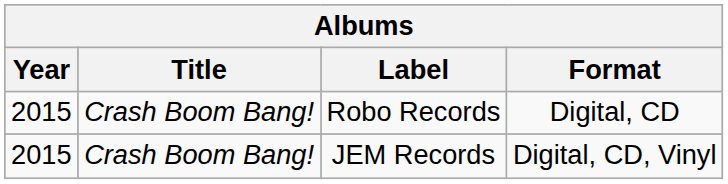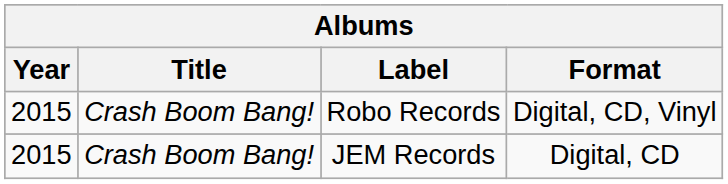(615, 112) Digital, CD -> (615, 112) Digital, CD, Vinyl
(615, 155) Digital, CD, Vinyl -> (615, 155) Digital, CD
